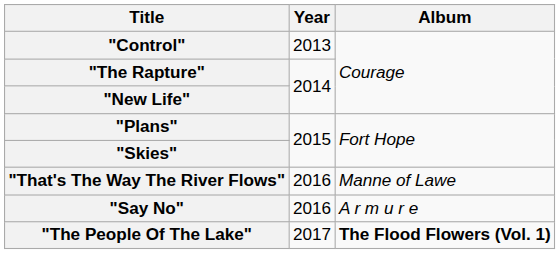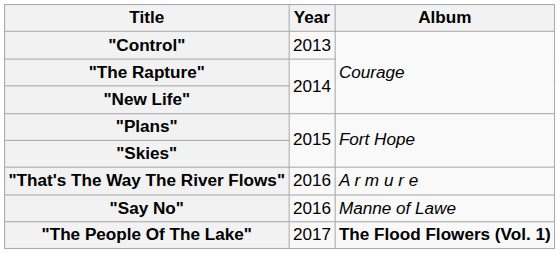(397, 180) Manne of Lawe -> (379, 180) A r m u r e
(379, 208) A r m u r e -> (397, 208) Manne of Lawe
